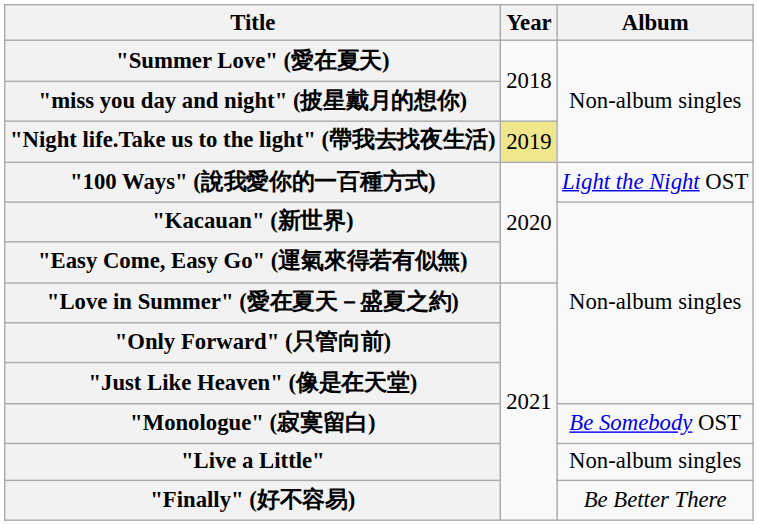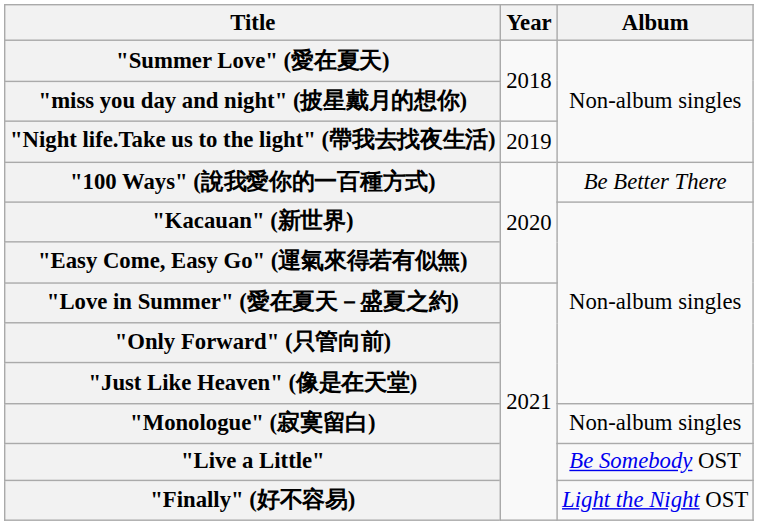(529, 141) khaki background -> (529, 141) no background
(655, 181) Light the Night OST -> (655, 181) Be Better There
(655, 423) Be Somebody OST -> (655, 423) Non-album singles
(655, 461) Non-album singles -> (655, 461) Be Somebody OST
(655, 499) Be Better There -> (655, 499) Light the Night OST
